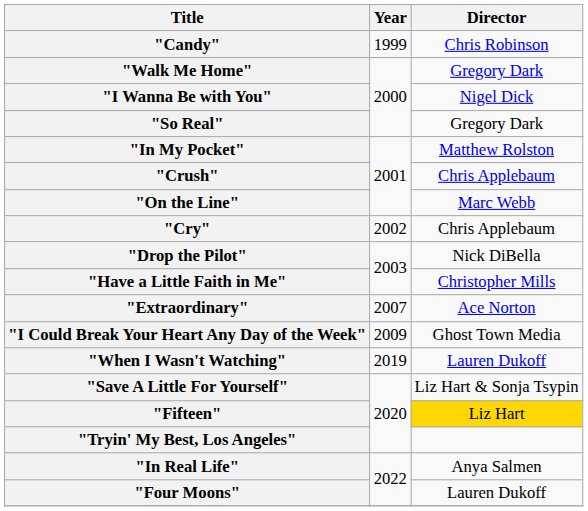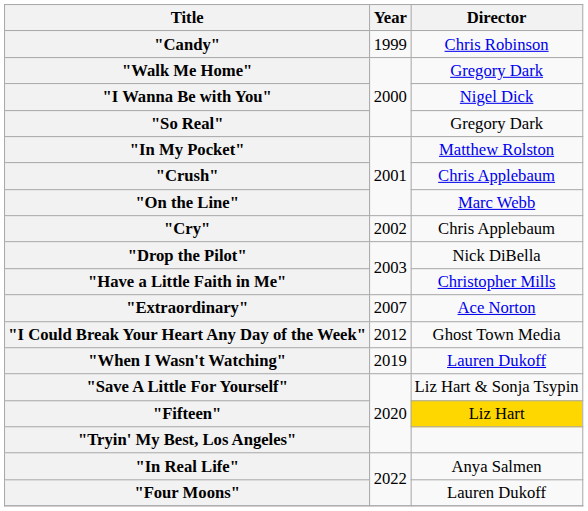(390, 334) 2009 -> (390, 334) 2012
